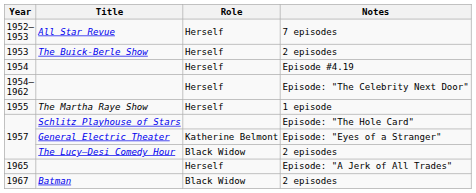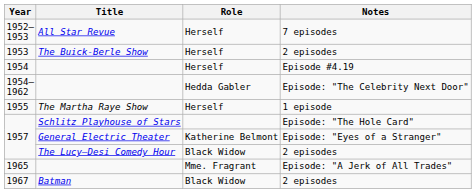(204, 87) Herself -> (218, 87) Hedda Gabler
(204, 166) Herself -> (221, 166) Mme. Fragrant
